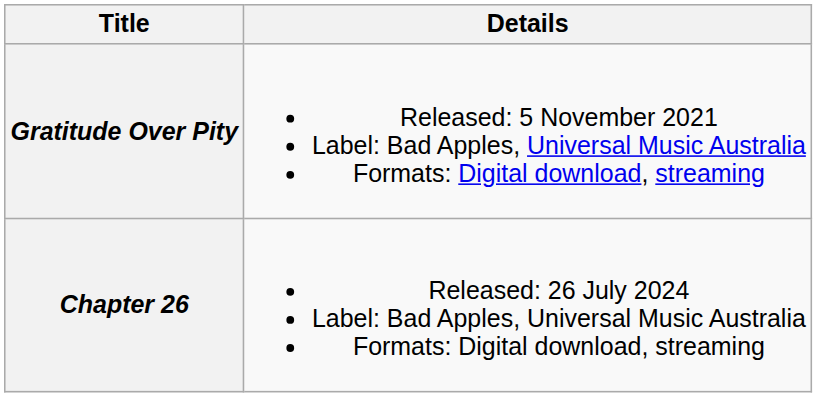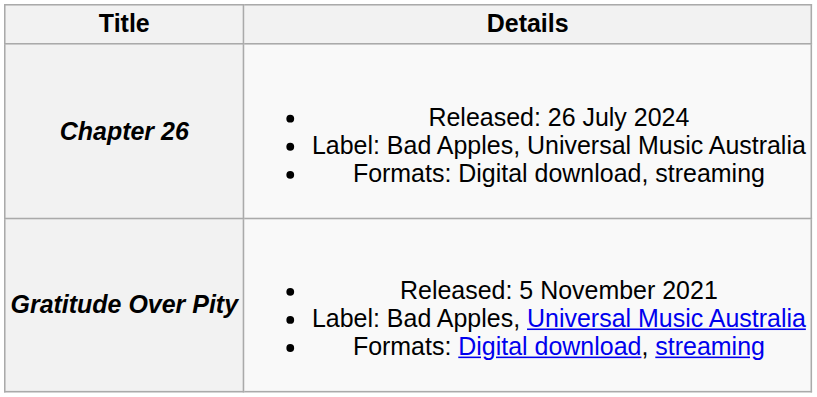rows swapped: (124, 130) <-> (124, 304)
